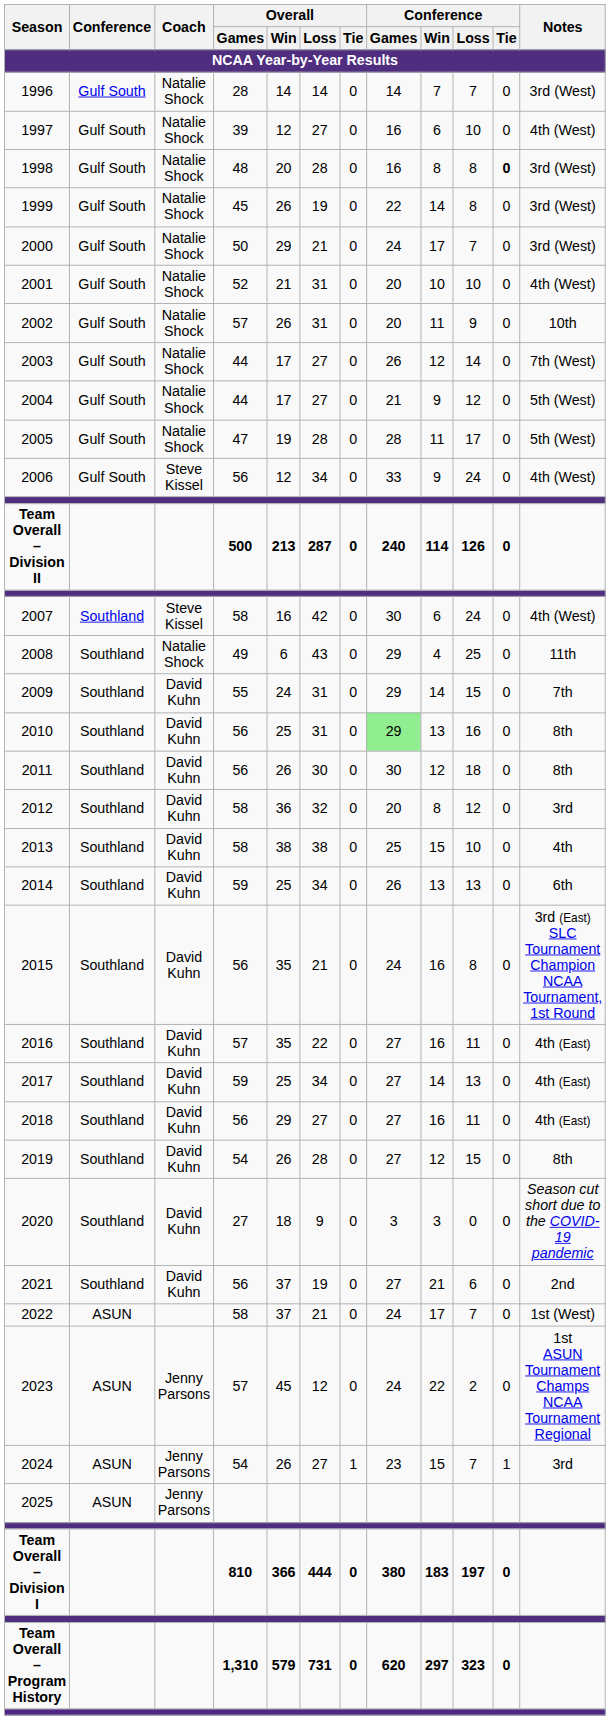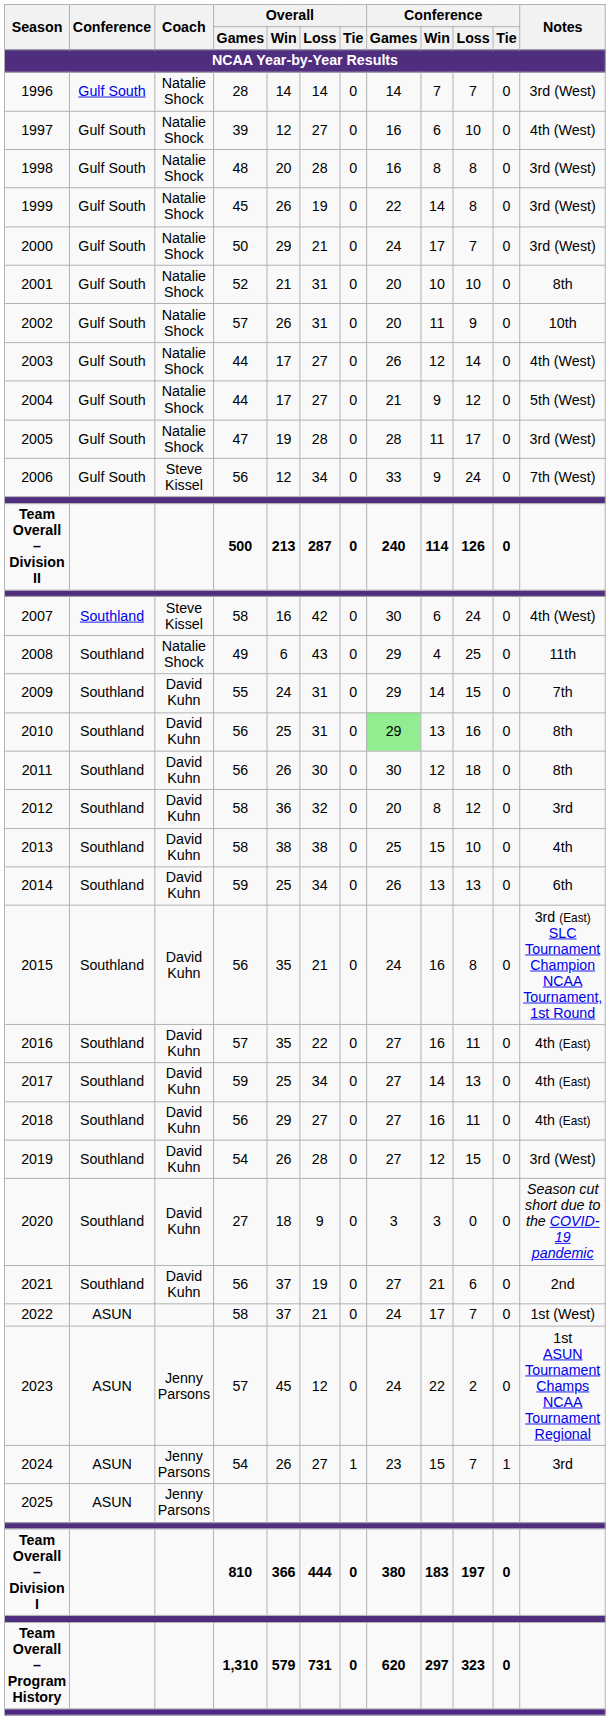(506, 168) bold -> (506, 168) normal
(563, 284) 4th (West) -> (563, 284) 8th
(563, 361) 7th (West) -> (563, 361) 4th (West)
(563, 438) 5th (West) -> (563, 438) 3rd (West)
(563, 477) 4th (West) -> (563, 477) 7th (West)
(563, 1159) 8th -> (563, 1159) 3rd (West)
